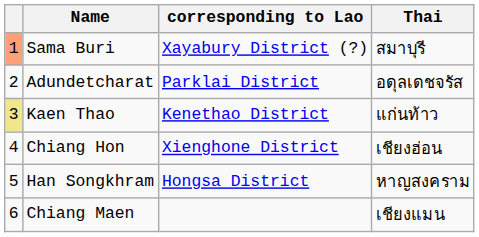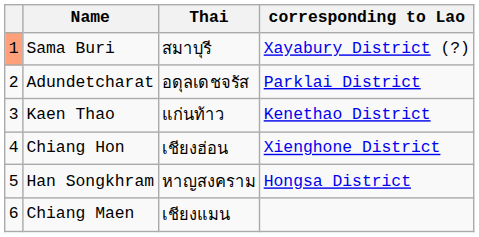columns swapped: (423, 18) <-> (265, 18)
(14, 115) khaki background -> (14, 115) no background
